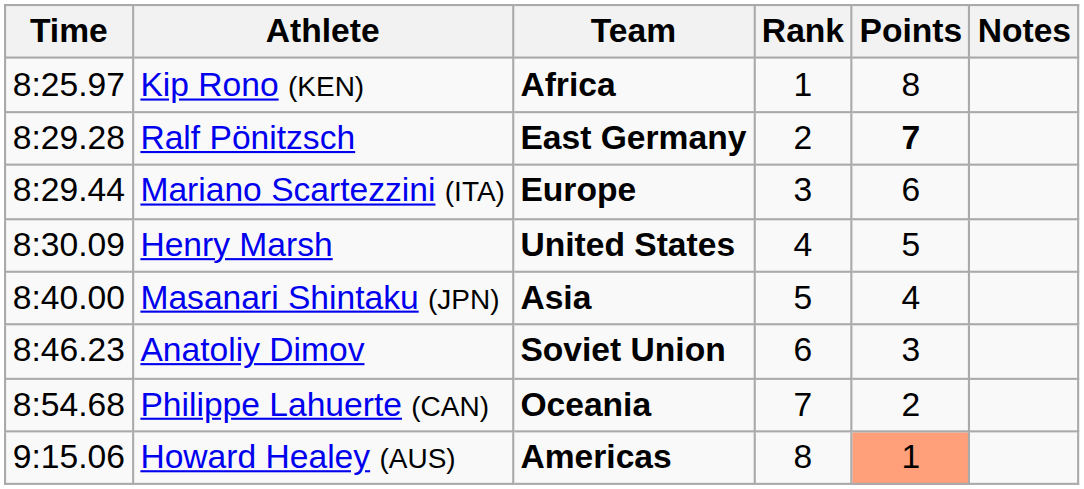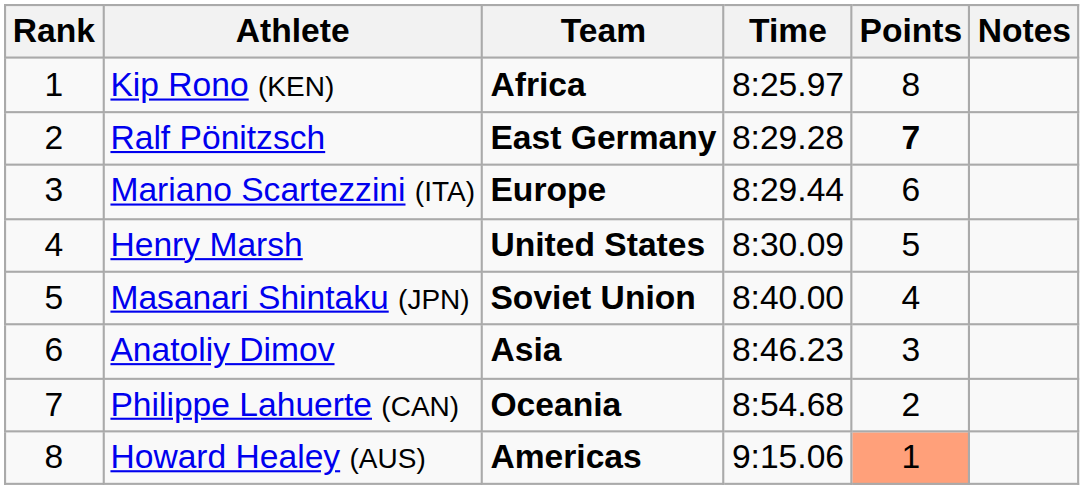columns swapped: (803, 31) <-> (69, 31)
(556, 297) Asia -> (593, 297) Soviet Union
(623, 350) Soviet Union -> (526, 350) Asia
